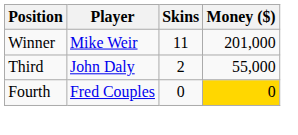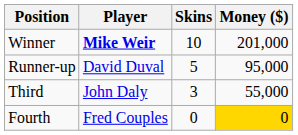(104, 42) normal -> (119, 42) bold
(181, 42) 11 -> (194, 42) 10
+ row: (42, 67)
(181, 67) 2 -> (194, 92) 3
